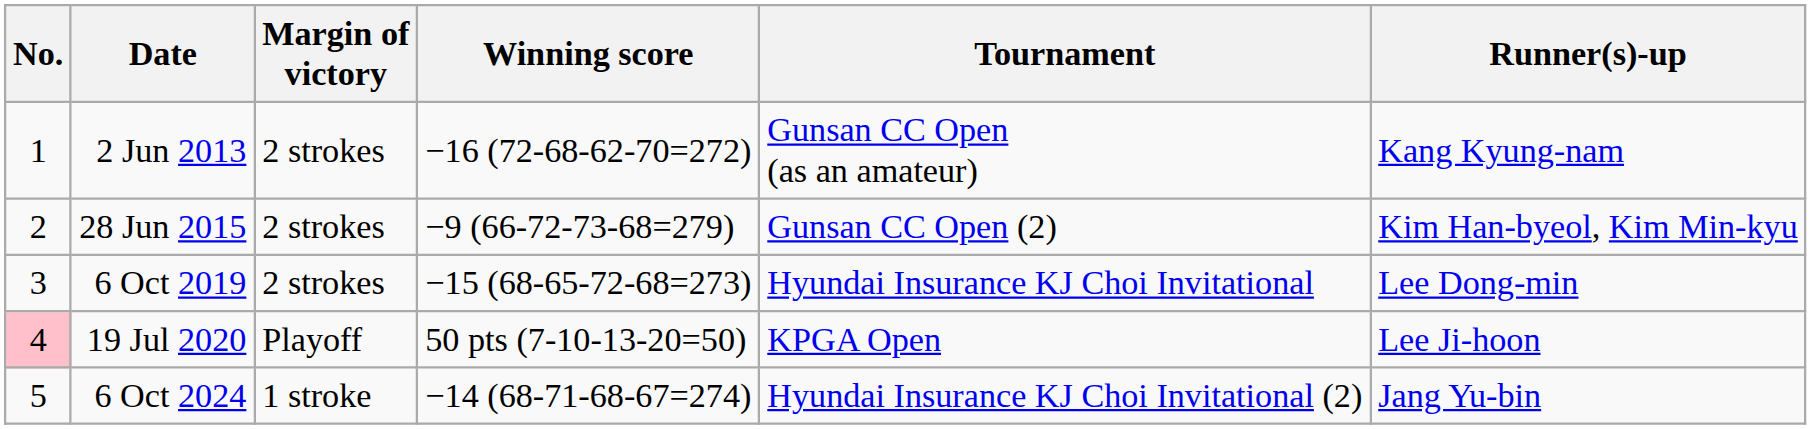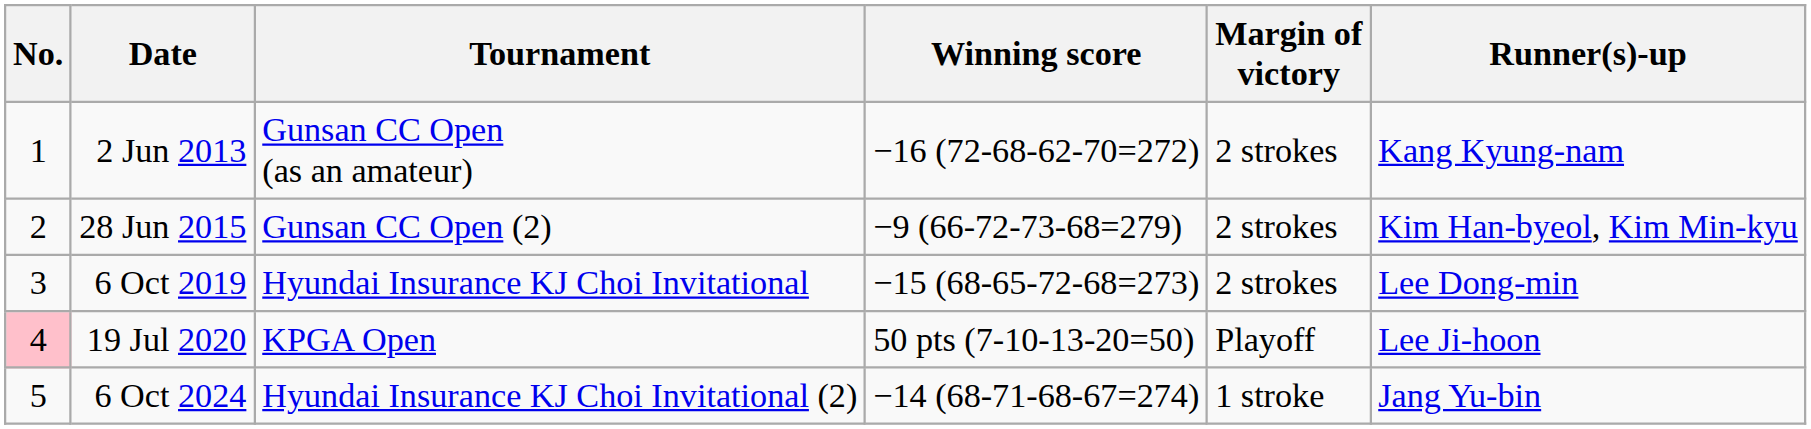columns swapped: (1065, 53) <-> (336, 53)
